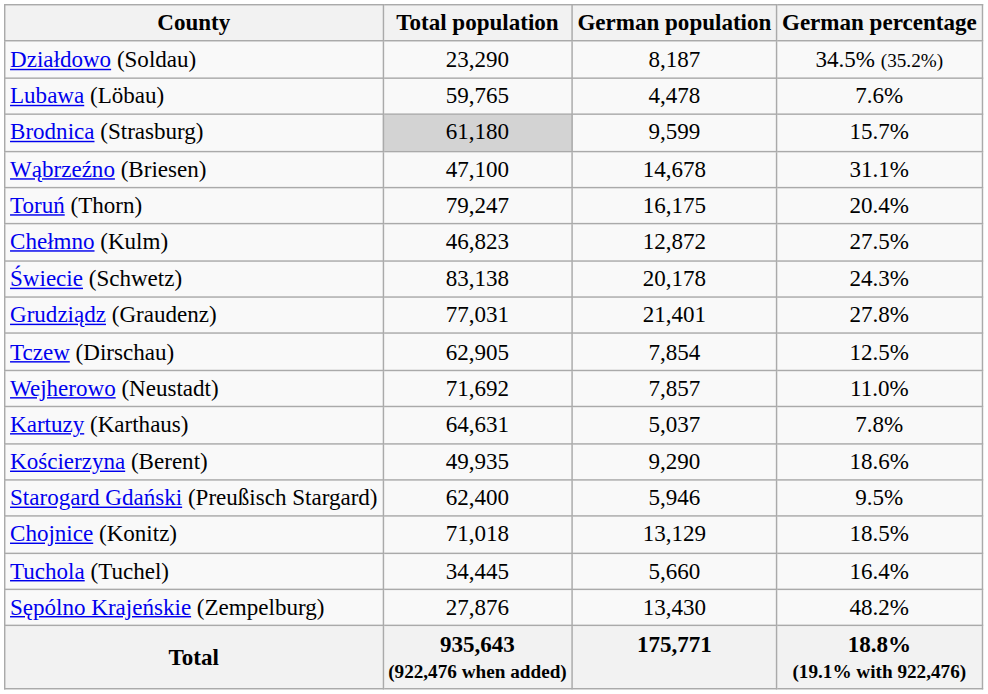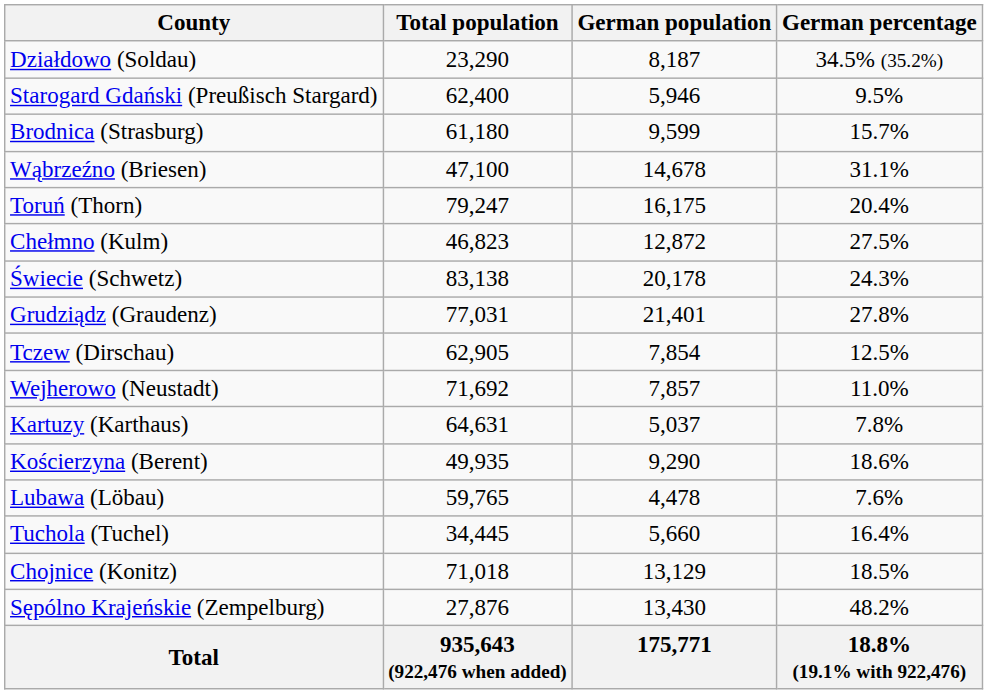rows swapped: (87, 95) <-> (194, 497)
(477, 132) lightgrey background -> (477, 132) no background
rows swapped: (94, 534) <-> (90, 570)
